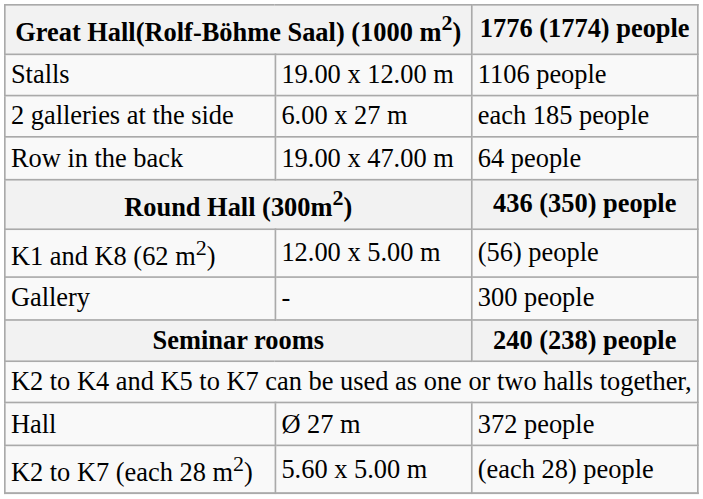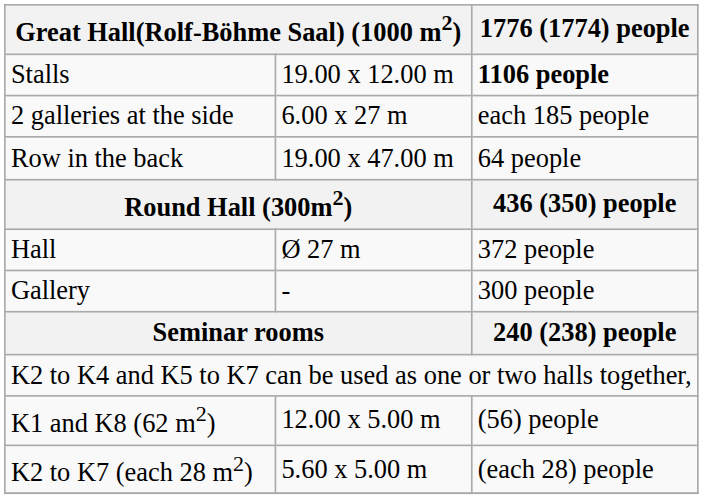(542, 74) normal -> (543, 74) bold
rows swapped: (34, 423) <-> (113, 252)
